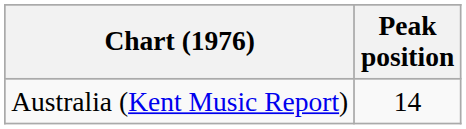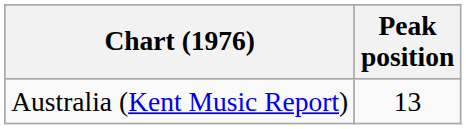(408, 100) 14 -> (408, 100) 13
